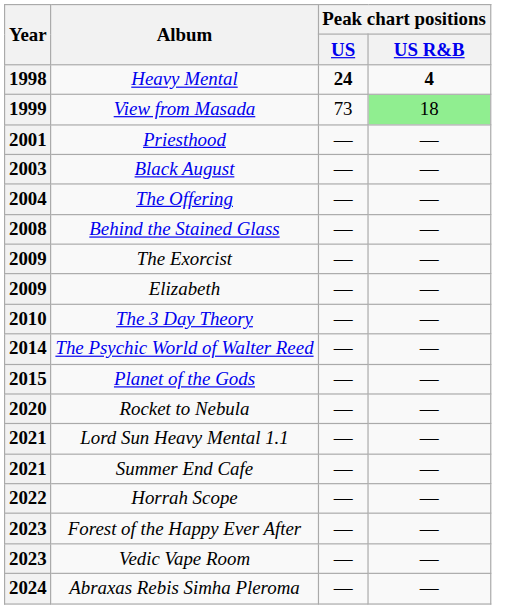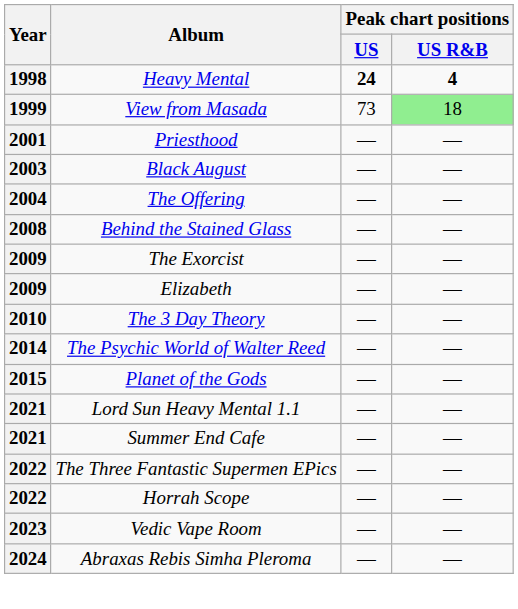- row: (184, 408)
+ row: (196, 468)
- row: (184, 528)
